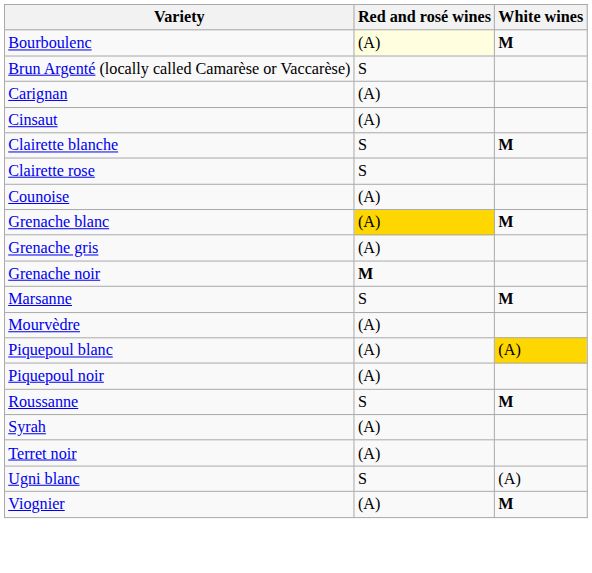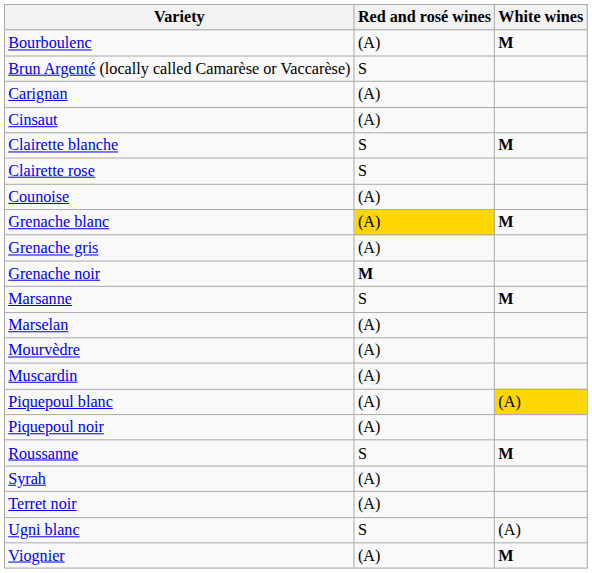(369, 42) lightyellow background -> (369, 42) no background
+ row: (38, 324)
+ row: (43, 376)
